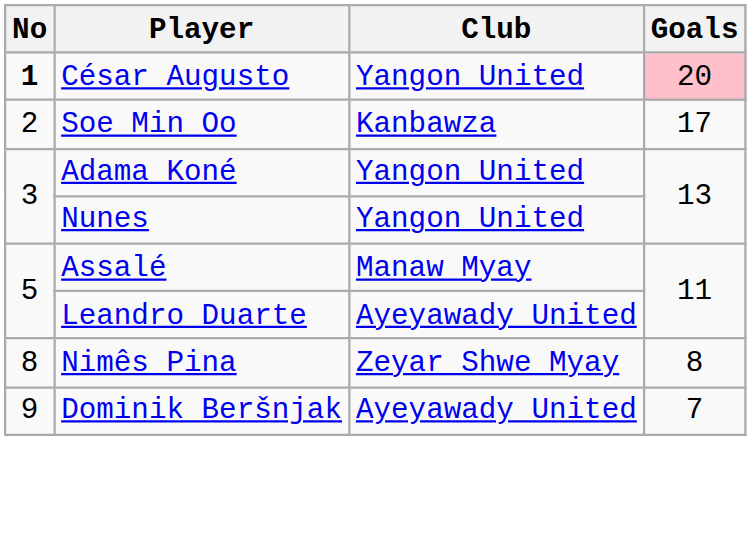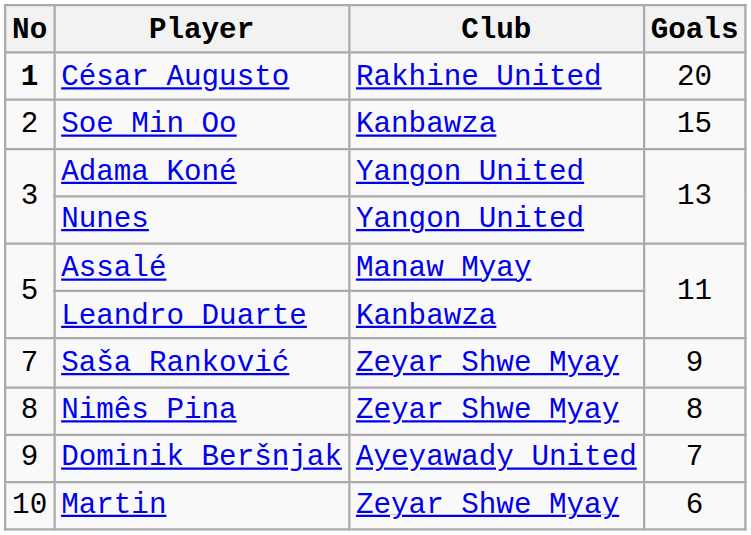(470, 77) Yangon United -> (479, 77) Rakhine United
(695, 77) pink background -> (695, 77) no background
(695, 124) 17 -> (695, 124) 15
(496, 315) Ayeyawady United -> (426, 315) Kanbawza
+ row: (175, 363)
+ row: (114, 506)
